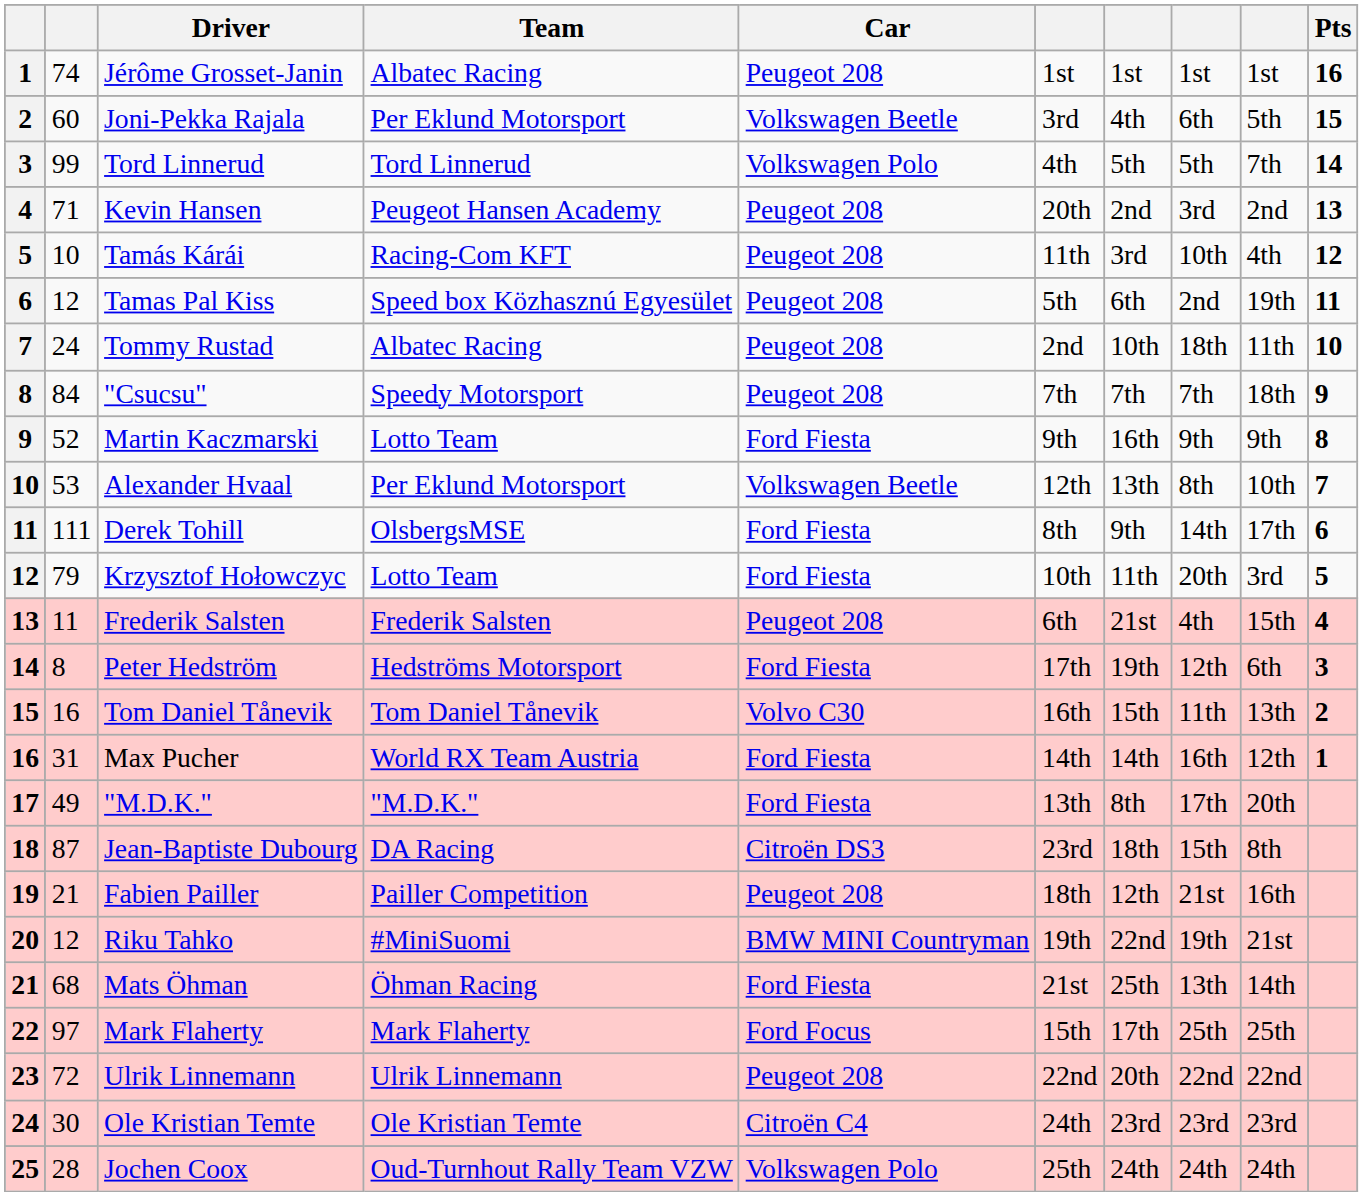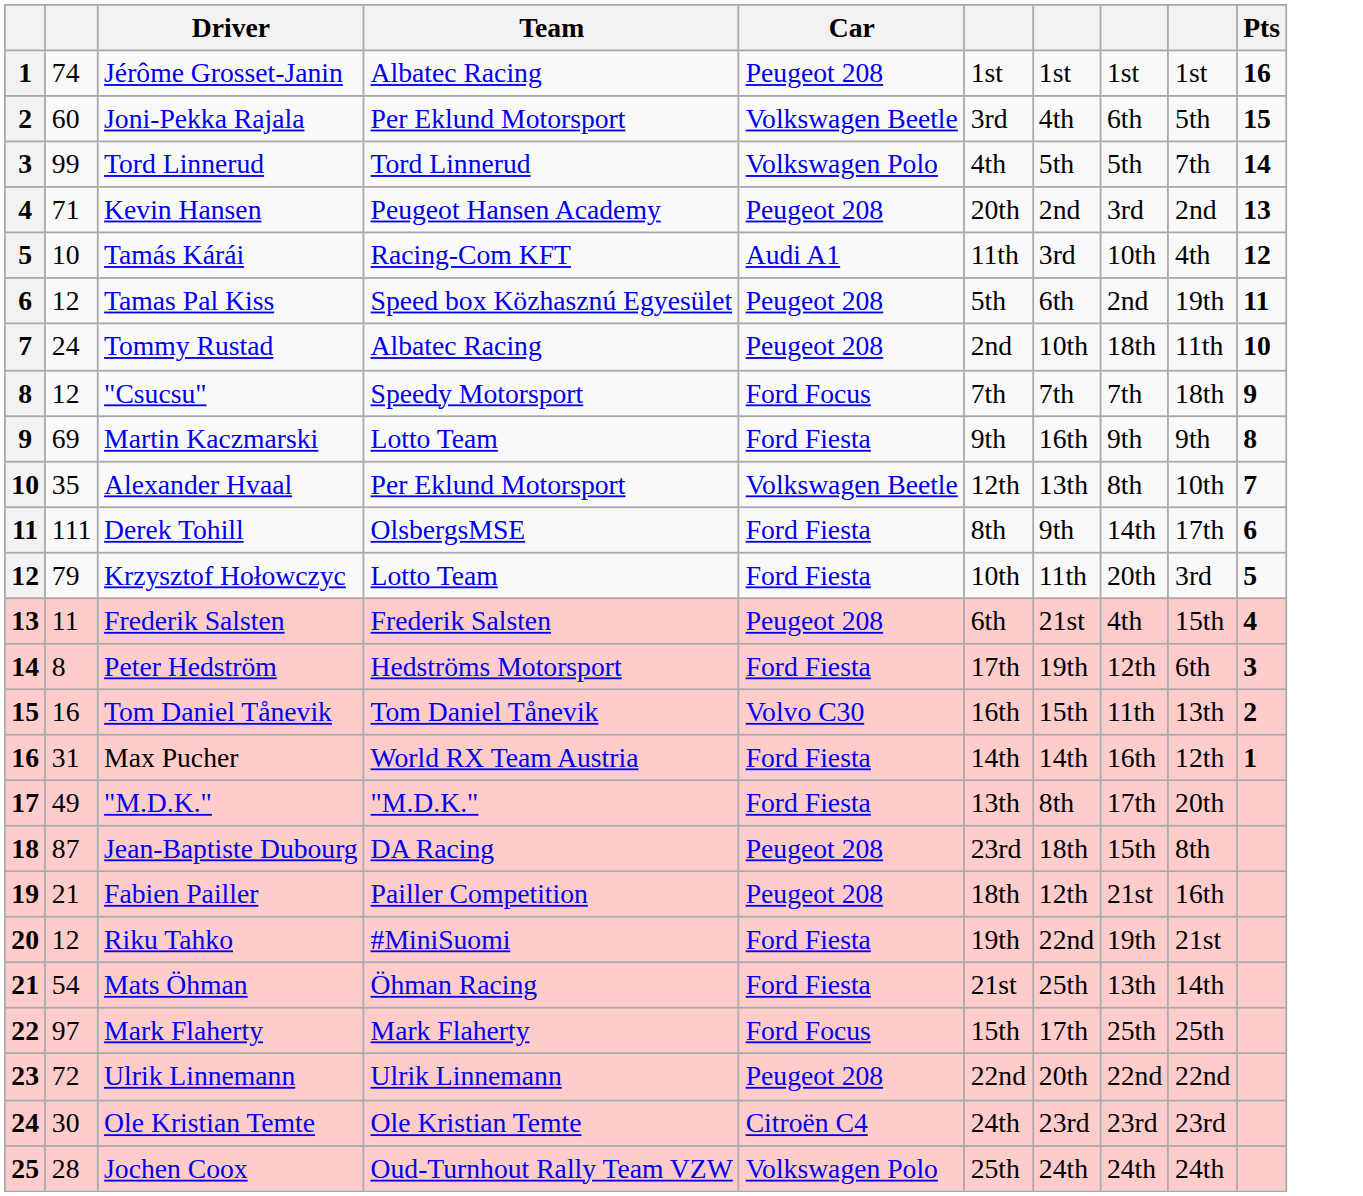(814, 255) Peugeot 208 -> (793, 255) Audi A1
(66, 392) 84 -> (66, 392) 12
(814, 392) Peugeot 208 -> (808, 392) Ford Focus
(66, 438) 52 -> (66, 438) 69
(66, 483) 53 -> (66, 483) 35
(815, 848) Citroën DS3 -> (814, 848) Peugeot 208
(887, 939) BMW MINI Countryman -> (808, 939) Ford Fiesta
(66, 985) 68 -> (66, 985) 54
